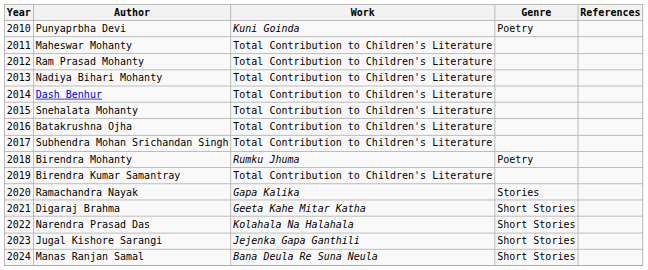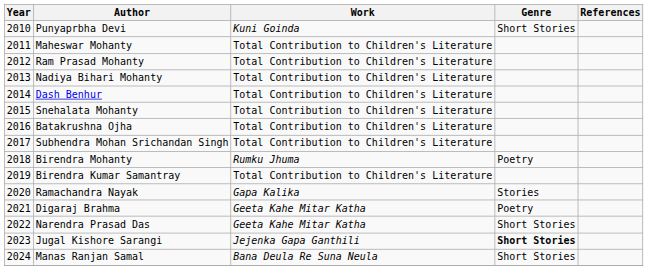(515, 29) Poetry -> (536, 29) Short Stories
(536, 208) Short Stories -> (515, 208) Poetry
(294, 225) Kolahala Na Halahala -> (300, 225) Geeta Kahe Mitar Katha
(536, 241) normal -> (536, 241) bold
